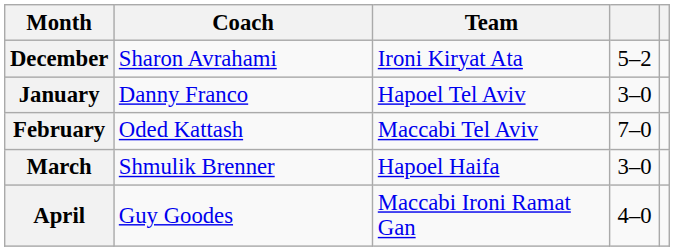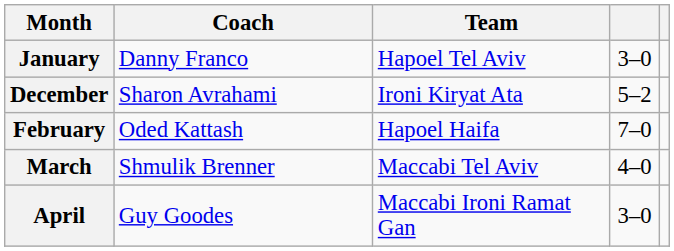rows swapped: (59, 58) <-> (59, 94)
(458, 130) Maccabi Tel Aviv -> (439, 130) Hapoel Haifa
(439, 166) Hapoel Haifa -> (458, 166) Maccabi Tel Aviv
(635, 166) 3–0 -> (635, 166) 4–0
(635, 215) 4–0 -> (635, 215) 3–0
